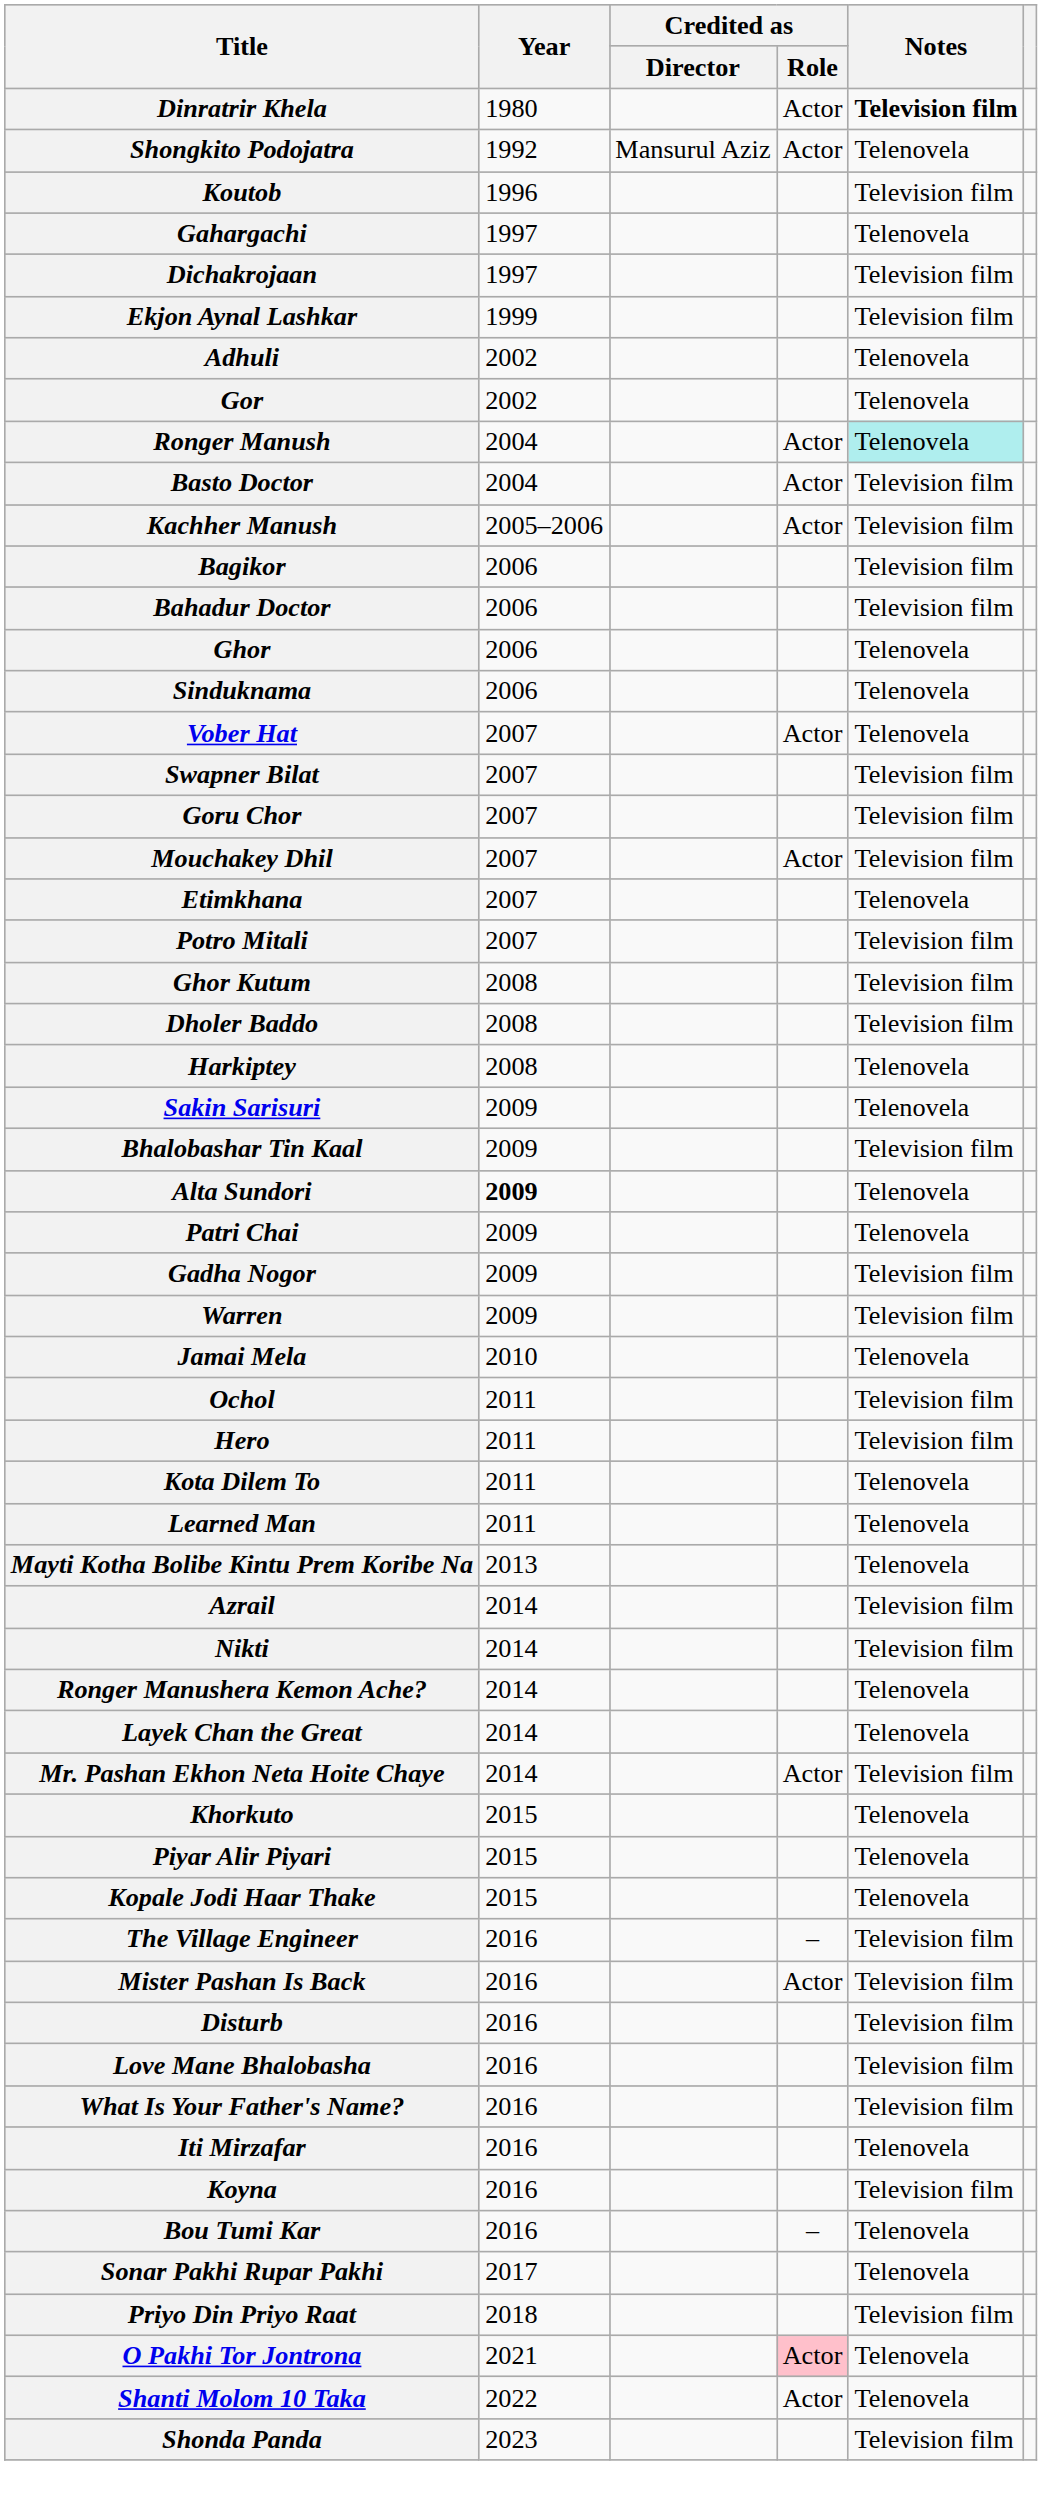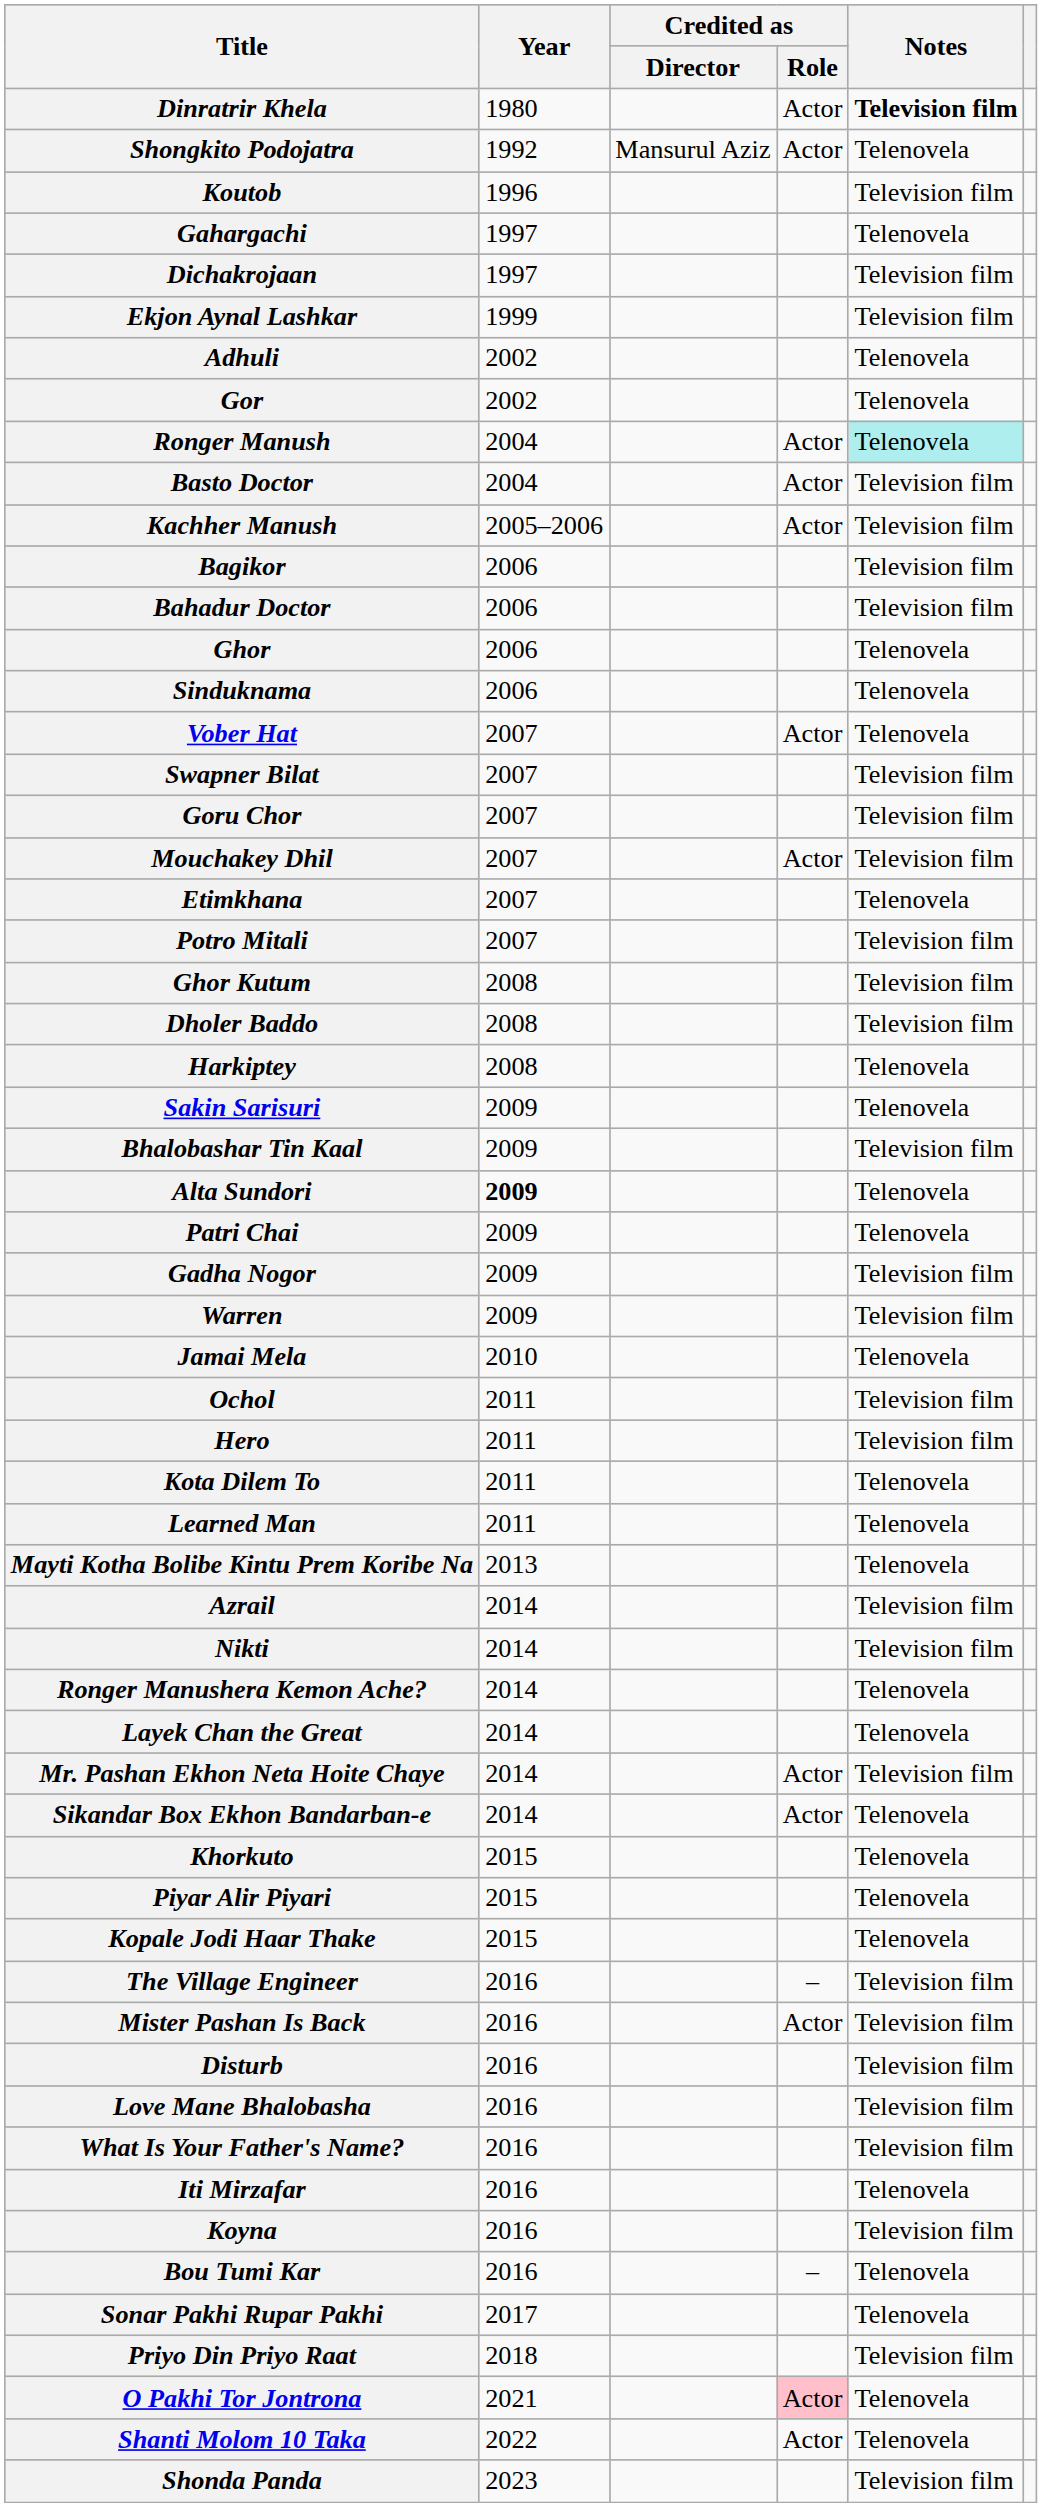+ row: (242, 1814)
